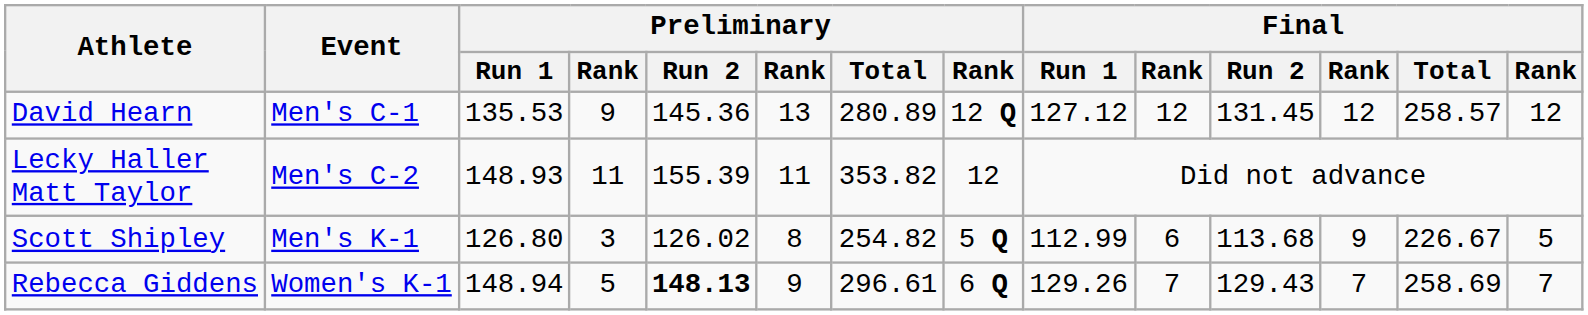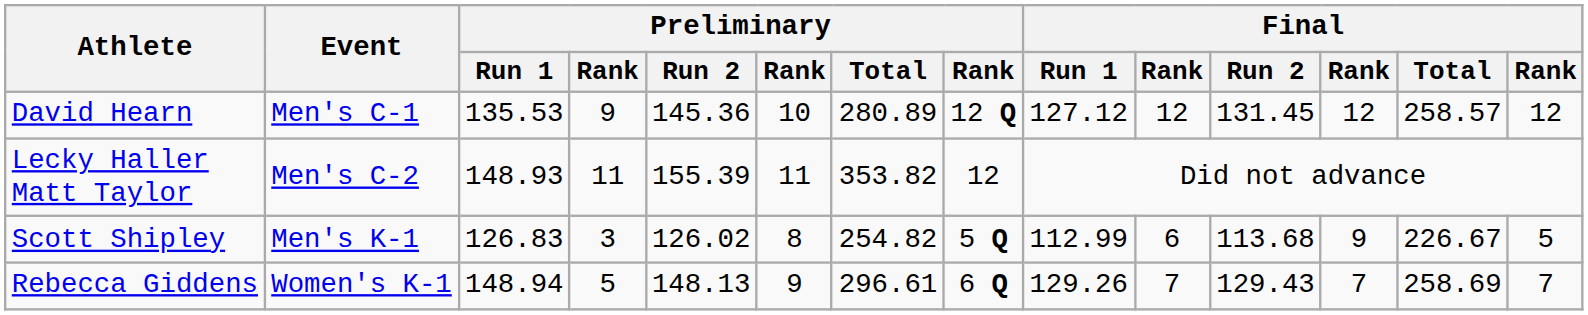(795, 115) 13 -> (795, 115) 10
(514, 239) 126.80 -> (514, 239) 126.83
(701, 285) bold -> (701, 285) normal
